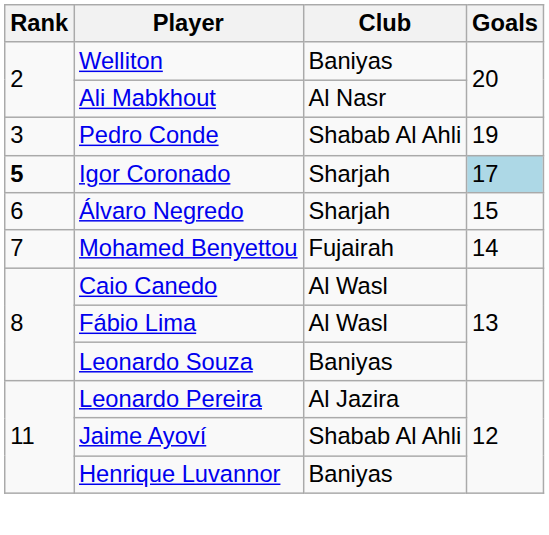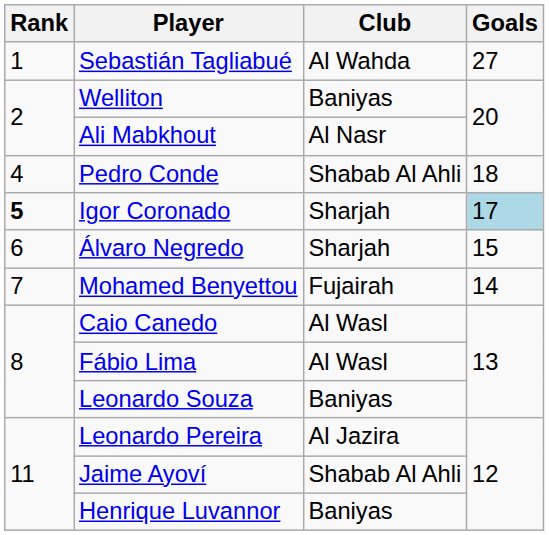+ row: (185, 60)
(17, 135) 3 -> (17, 173) 4
(485, 135) 19 -> (485, 173) 18
